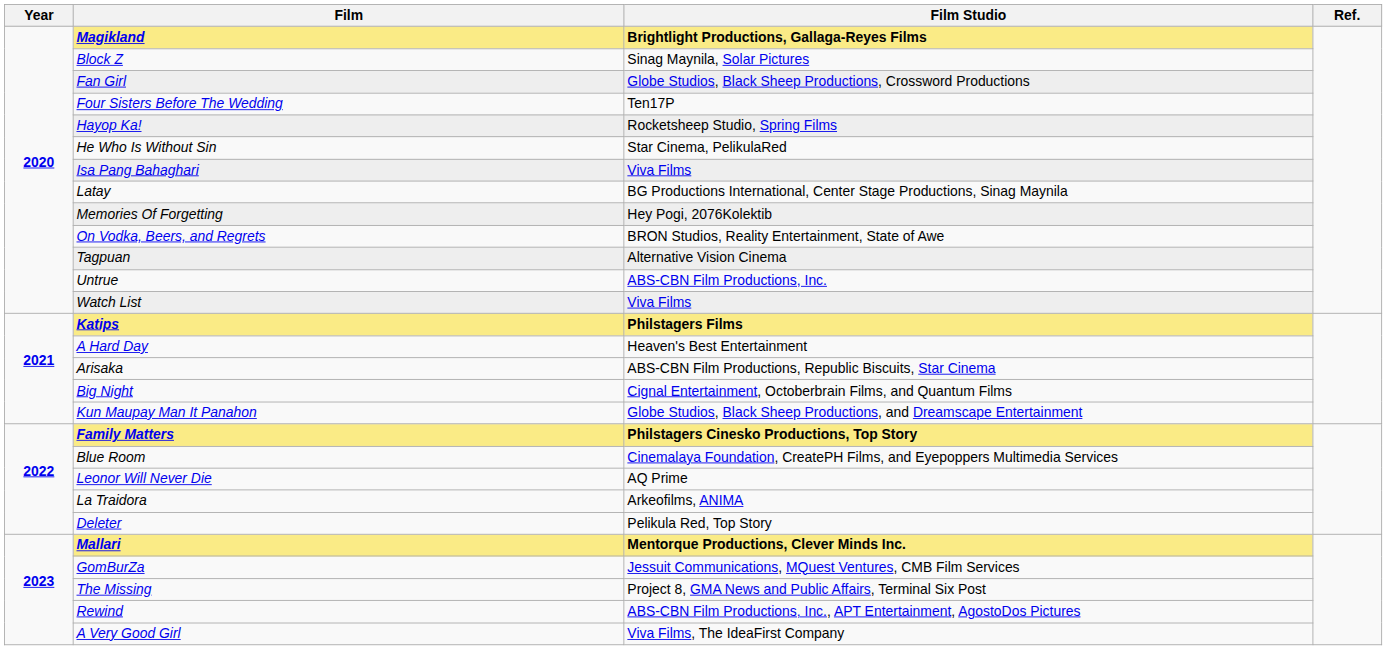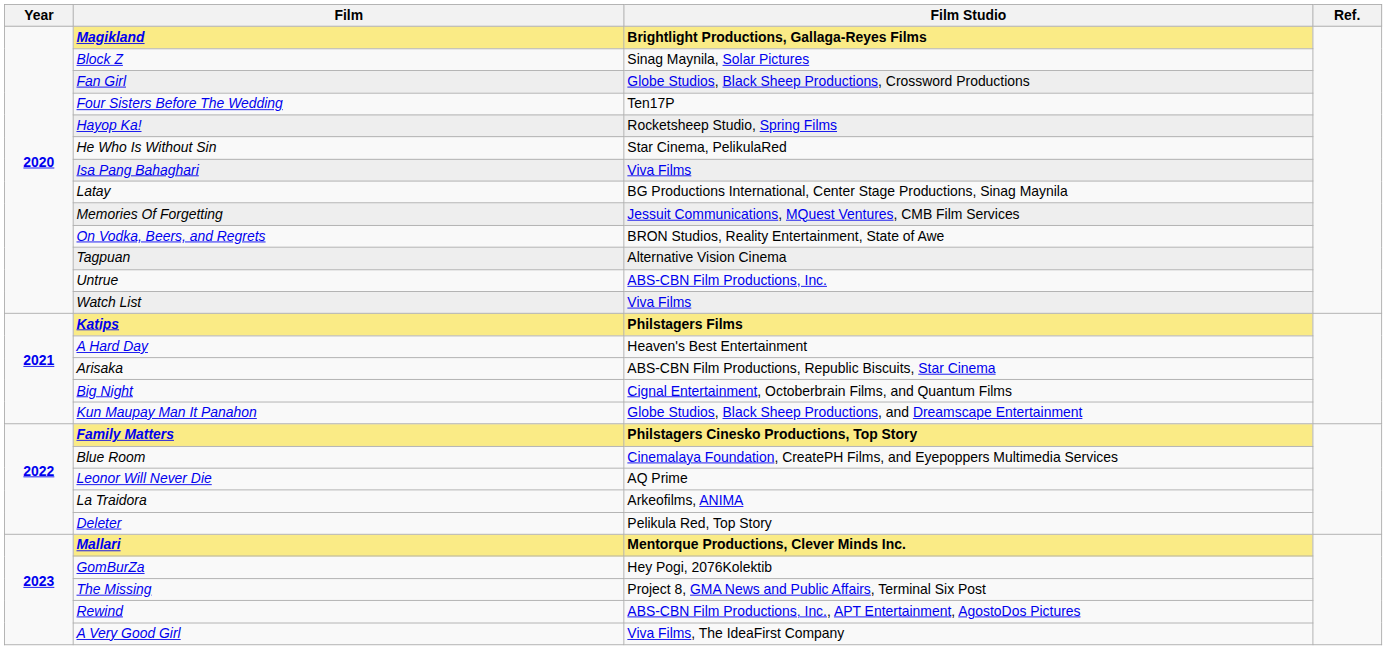(700, 214) Hey Pogi, 2076Kolektib -> (823, 214) Jessuit Communications, MQuest Ventures, CMB Film Services
(823, 567) Jessuit Communications, MQuest Ventures, CMB Film Services -> (700, 567) Hey Pogi, 2076Kolektib
